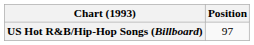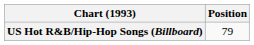(227, 31) 97 -> (227, 31) 79
